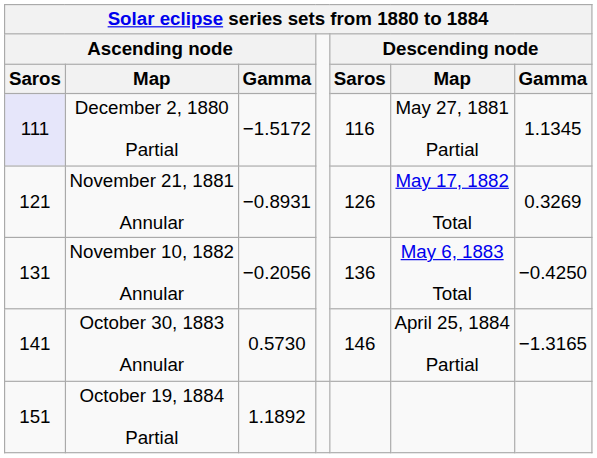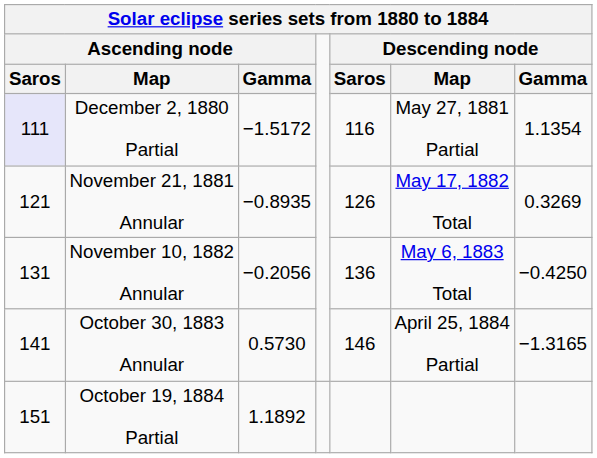(553, 129) 1.1345 -> (553, 129) 1.1354
(277, 201) −0.8931 -> (277, 201) −0.8935
